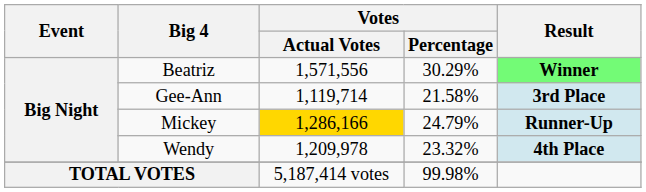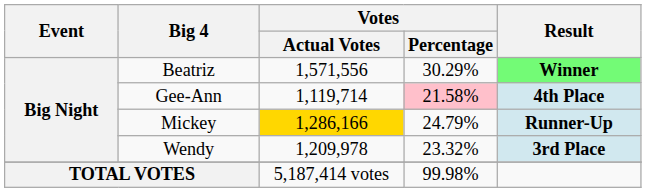(451, 97) no background -> (451, 97) pink background
(569, 97) 3rd Place -> (569, 97) 4th Place
(569, 149) 4th Place -> (569, 149) 3rd Place
